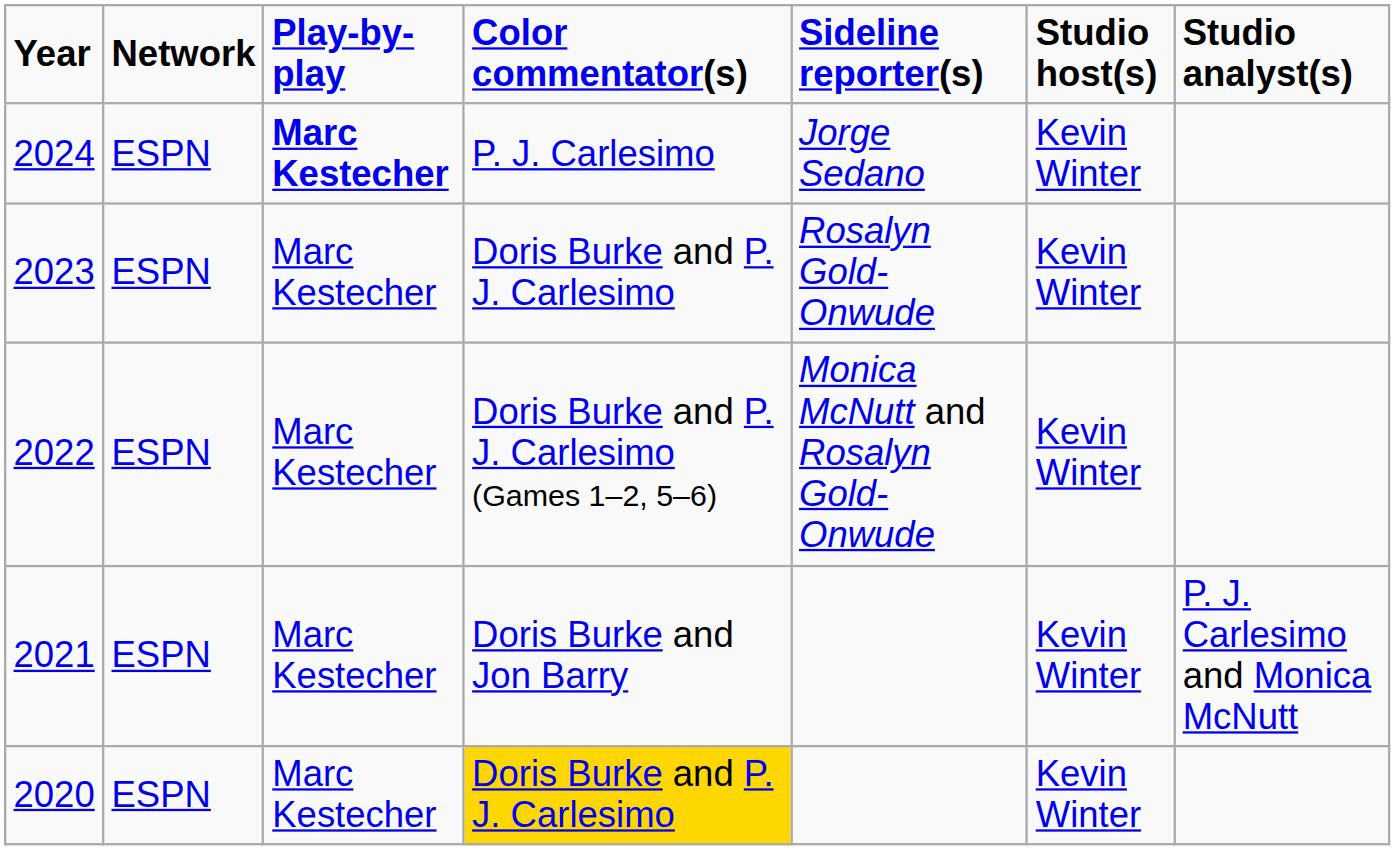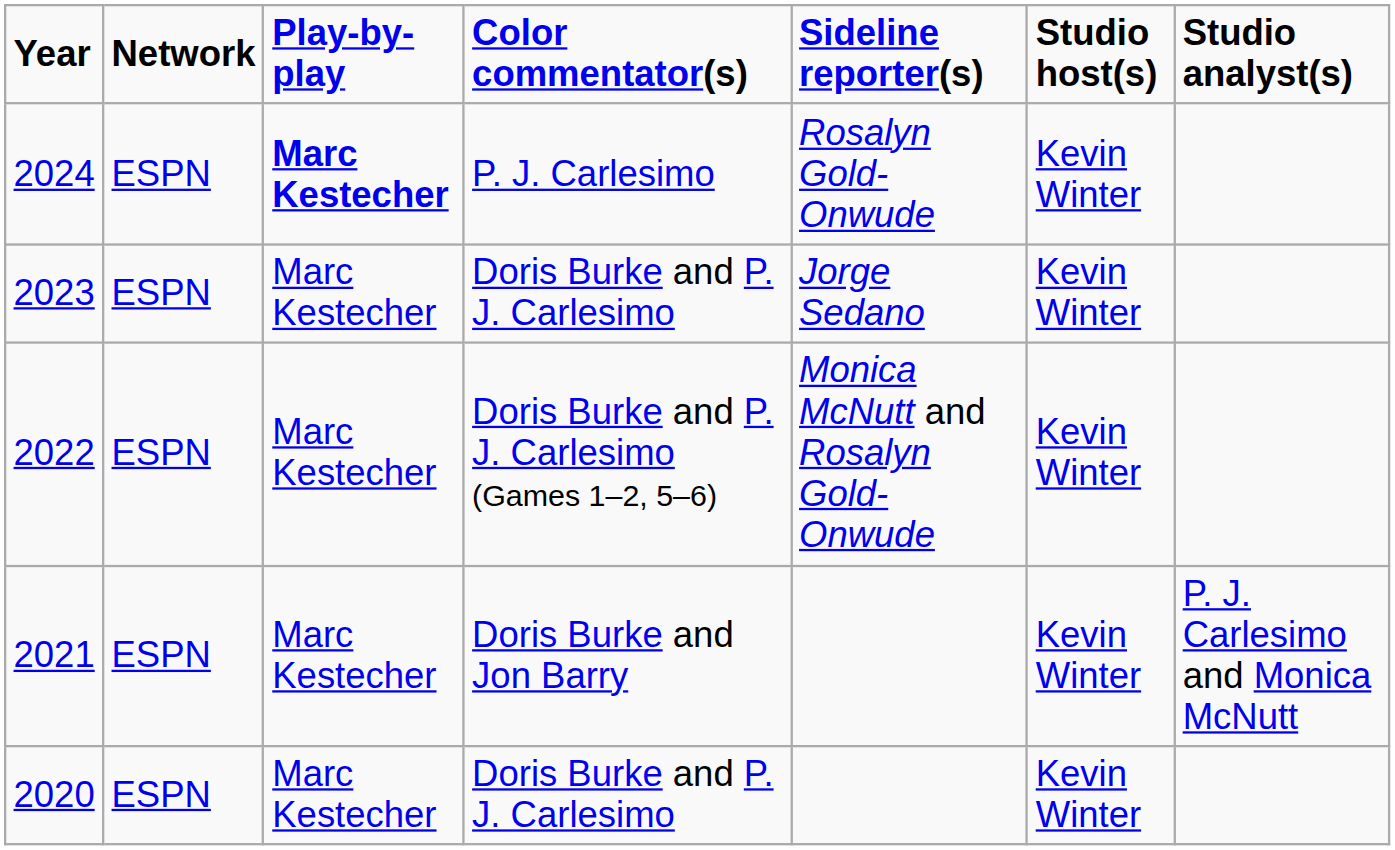(862, 152) Jorge Sedano -> (867, 173) Rosalyn Gold-Onwude
(867, 272) Rosalyn Gold-Onwude -> (862, 292) Jorge Sedano
(623, 794) gold background -> (623, 794) no background
